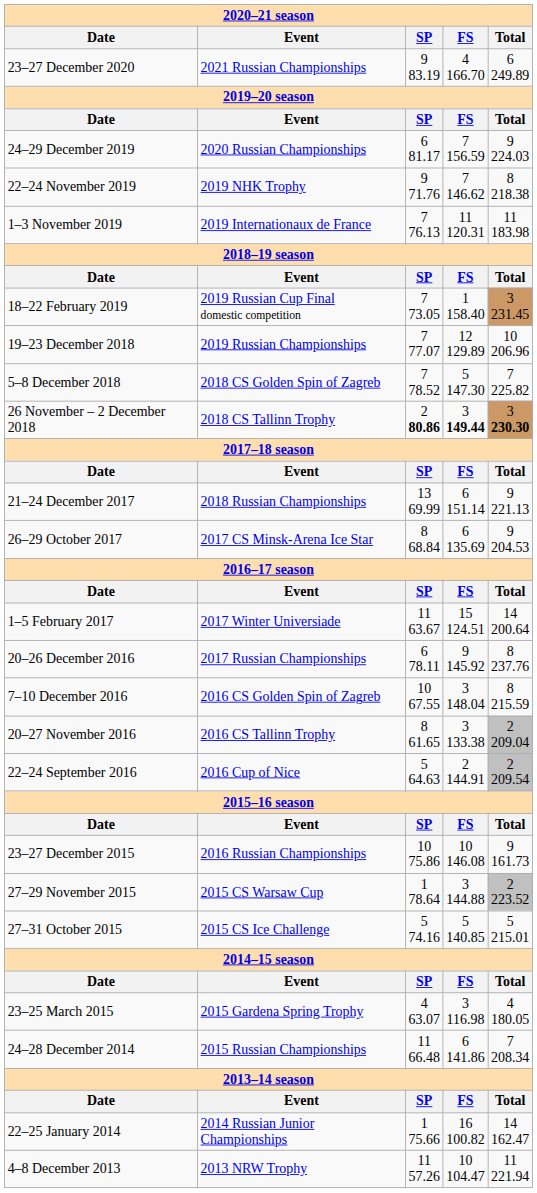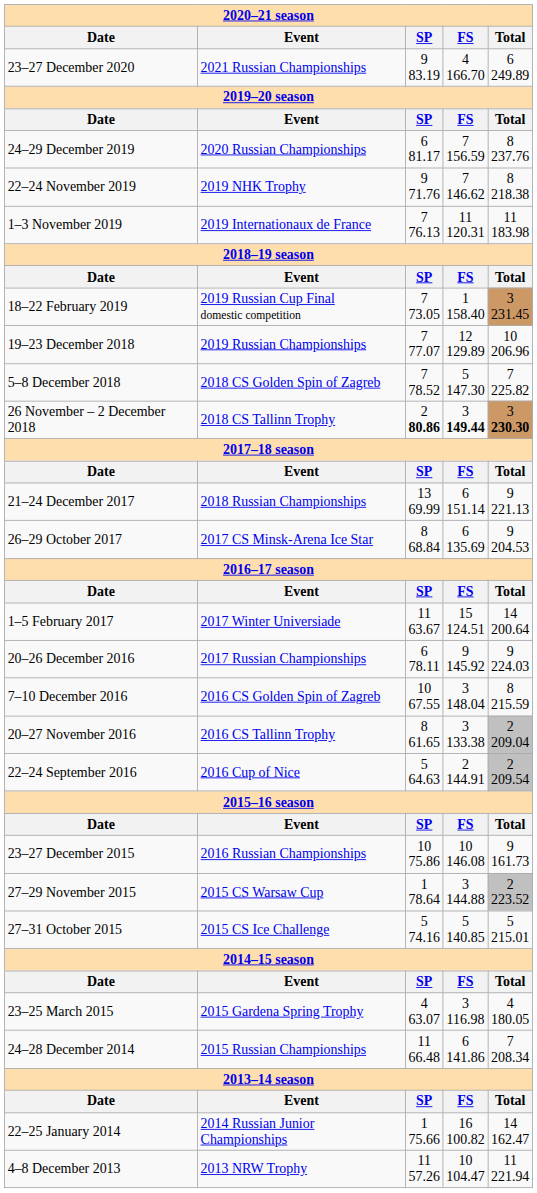(510, 149) 9 224.03 -> (510, 149) 8 237.76
(510, 659) 8 237.76 -> (510, 659) 9 224.03
